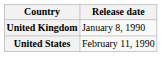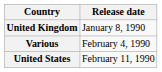+ row: (42, 43)
